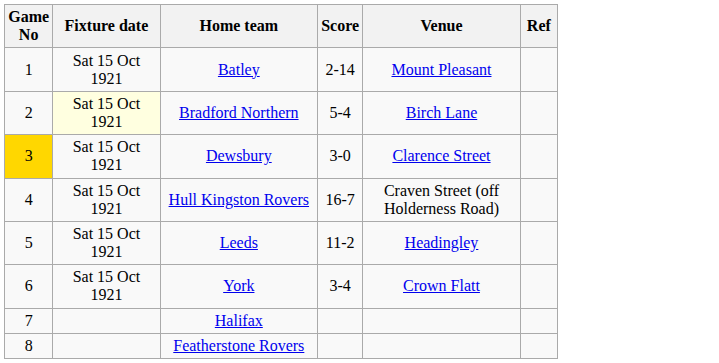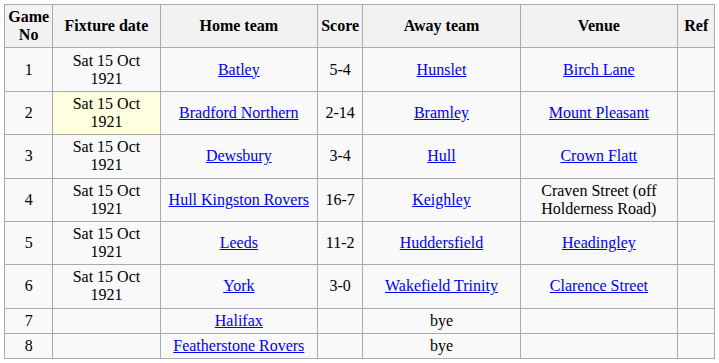+ column: (441, 26)
(340, 69) 2-14 -> (340, 69) 5-4
(441, 69) Mount Pleasant -> (599, 69) Birch Lane
(340, 112) 5-4 -> (340, 112) 2-14
(441, 112) Birch Lane -> (599, 112) Mount Pleasant
(29, 156) gold background -> (29, 156) no background
(340, 156) 3-0 -> (340, 156) 3-4
(441, 156) Clarence Street -> (599, 156) Crown Flatt
(340, 286) 3-4 -> (340, 286) 3-0
(441, 286) Crown Flatt -> (599, 286) Clarence Street
